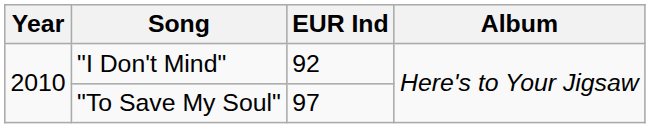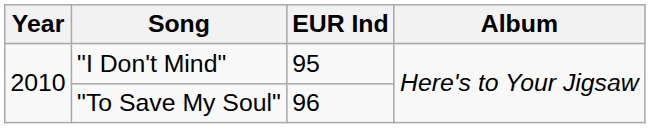(306, 63) 92 -> (306, 63) 95
(306, 102) 97 -> (306, 102) 96
